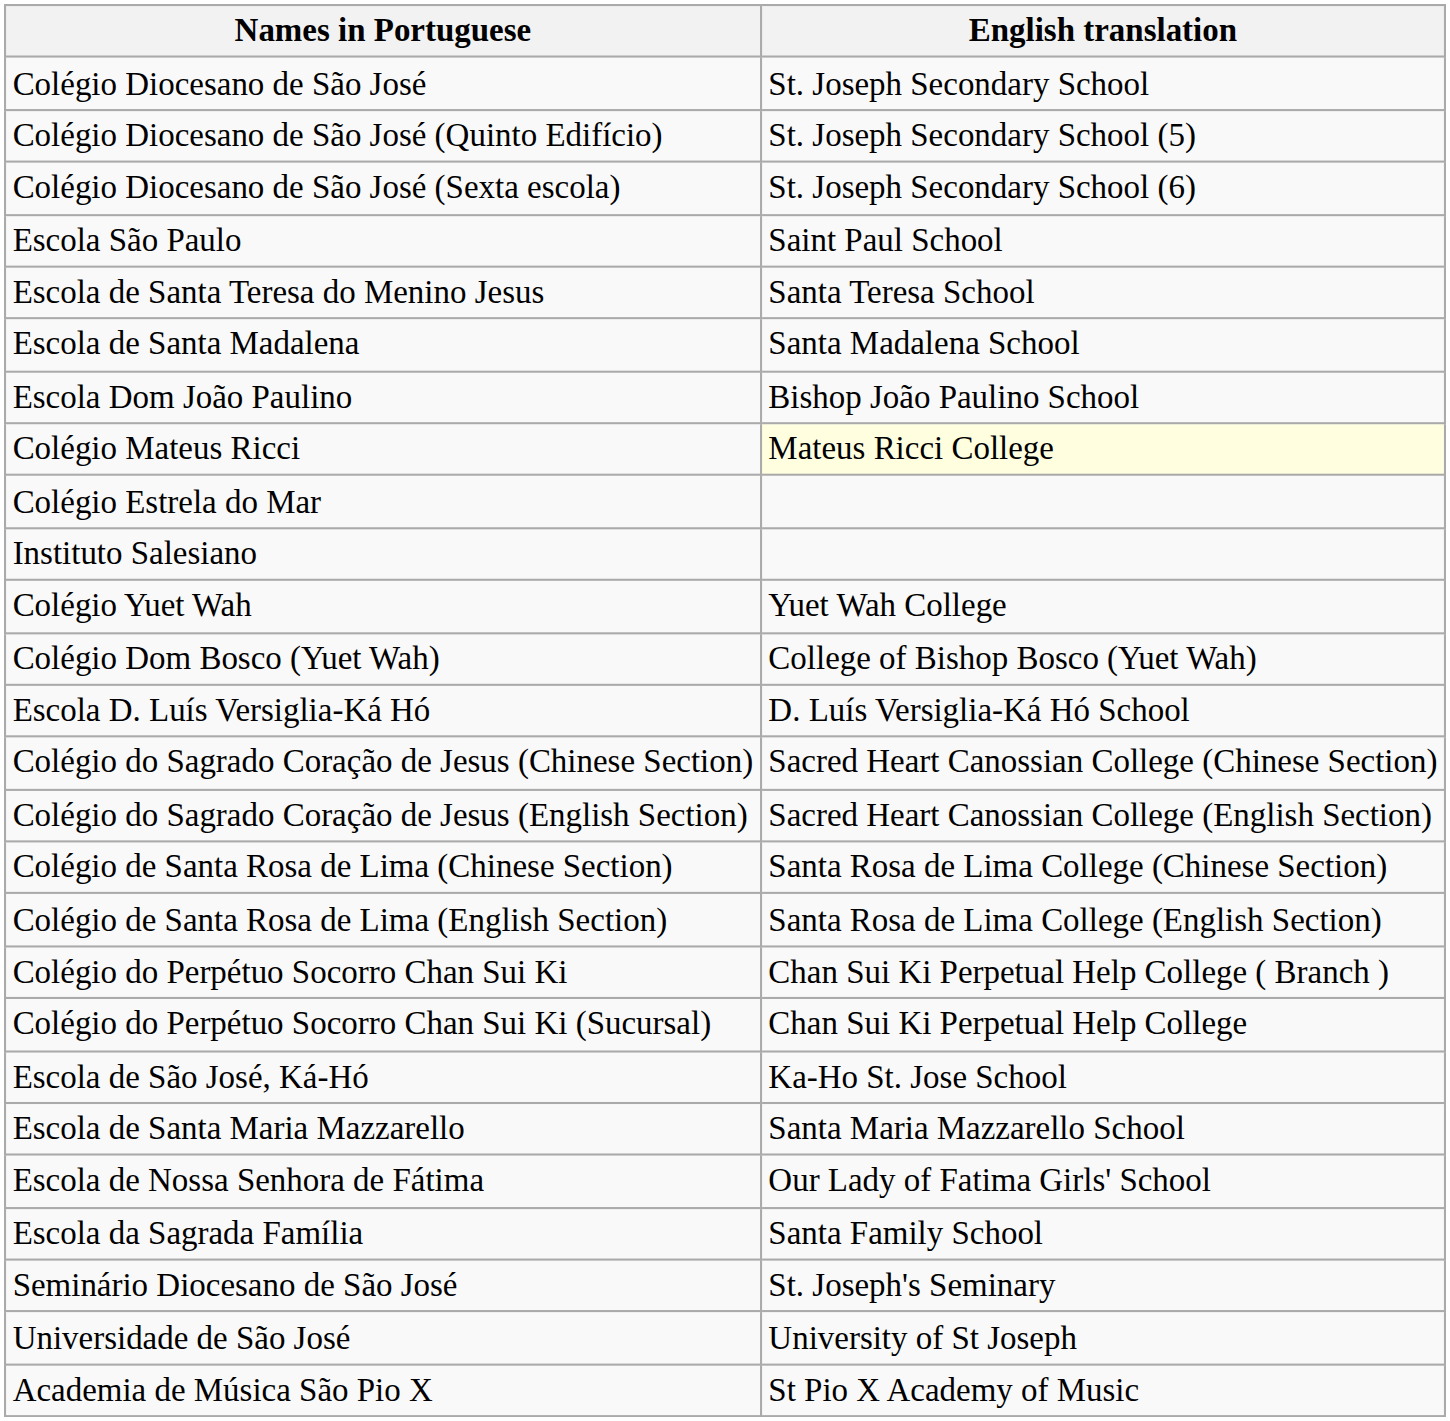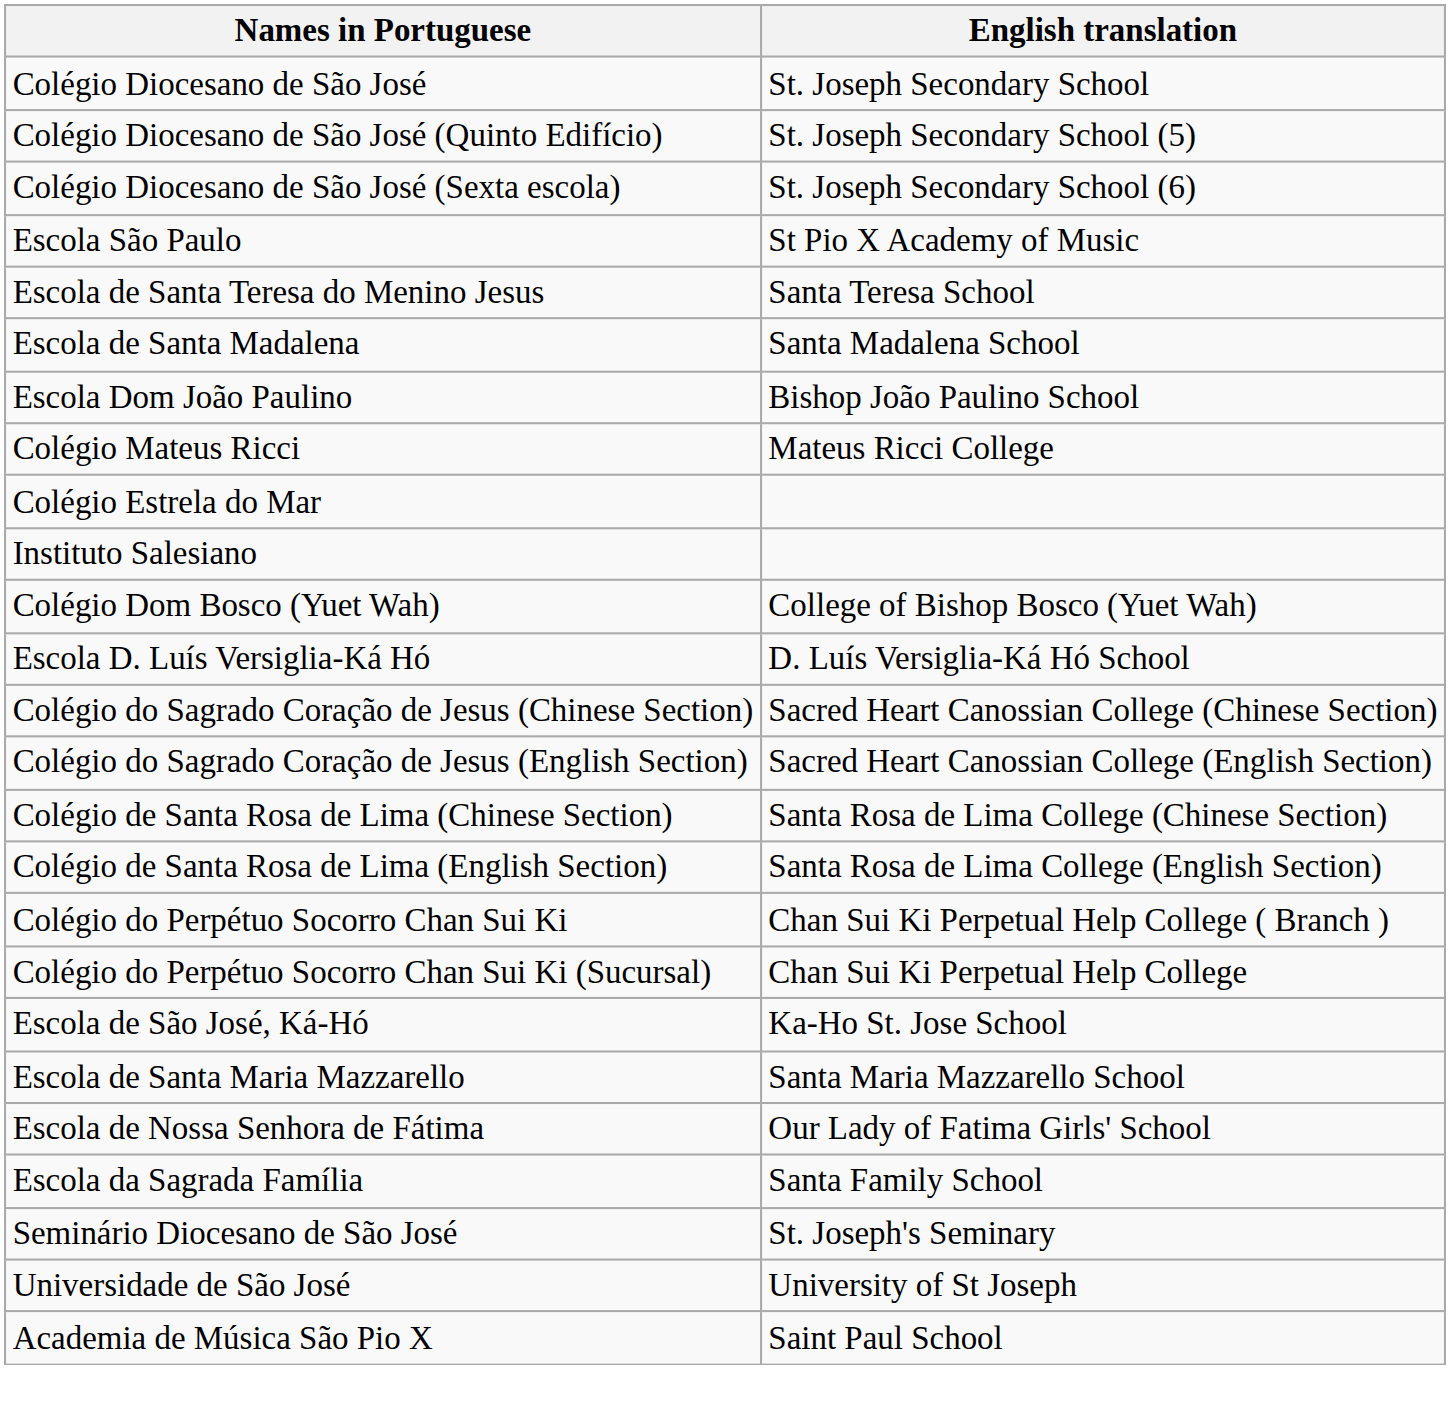(886, 239) Saint Paul School -> (954, 239) St Pio X Academy of Music
(911, 448) lightyellow background -> (911, 448) no background
- row: (132, 605)
(954, 1389) St Pio X Academy of Music -> (886, 1337) Saint Paul School
